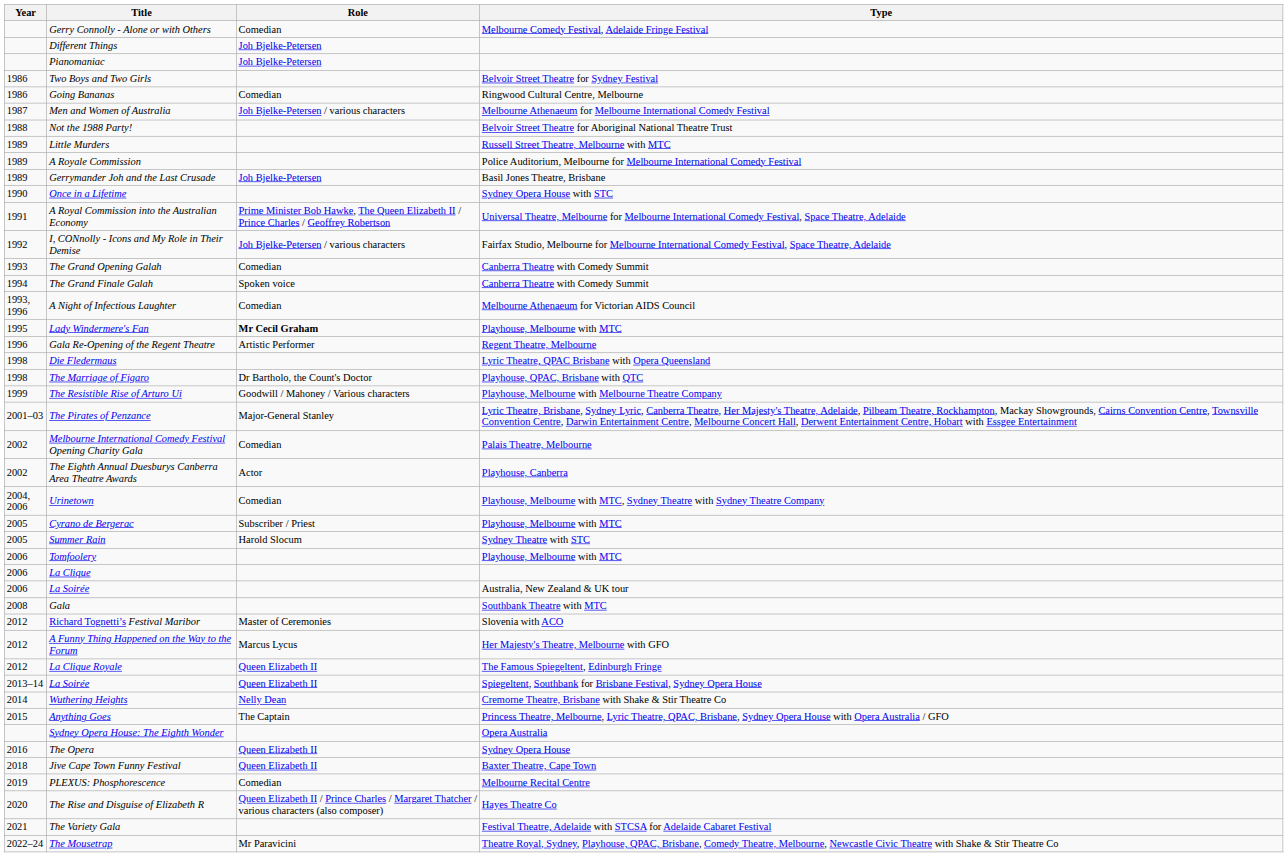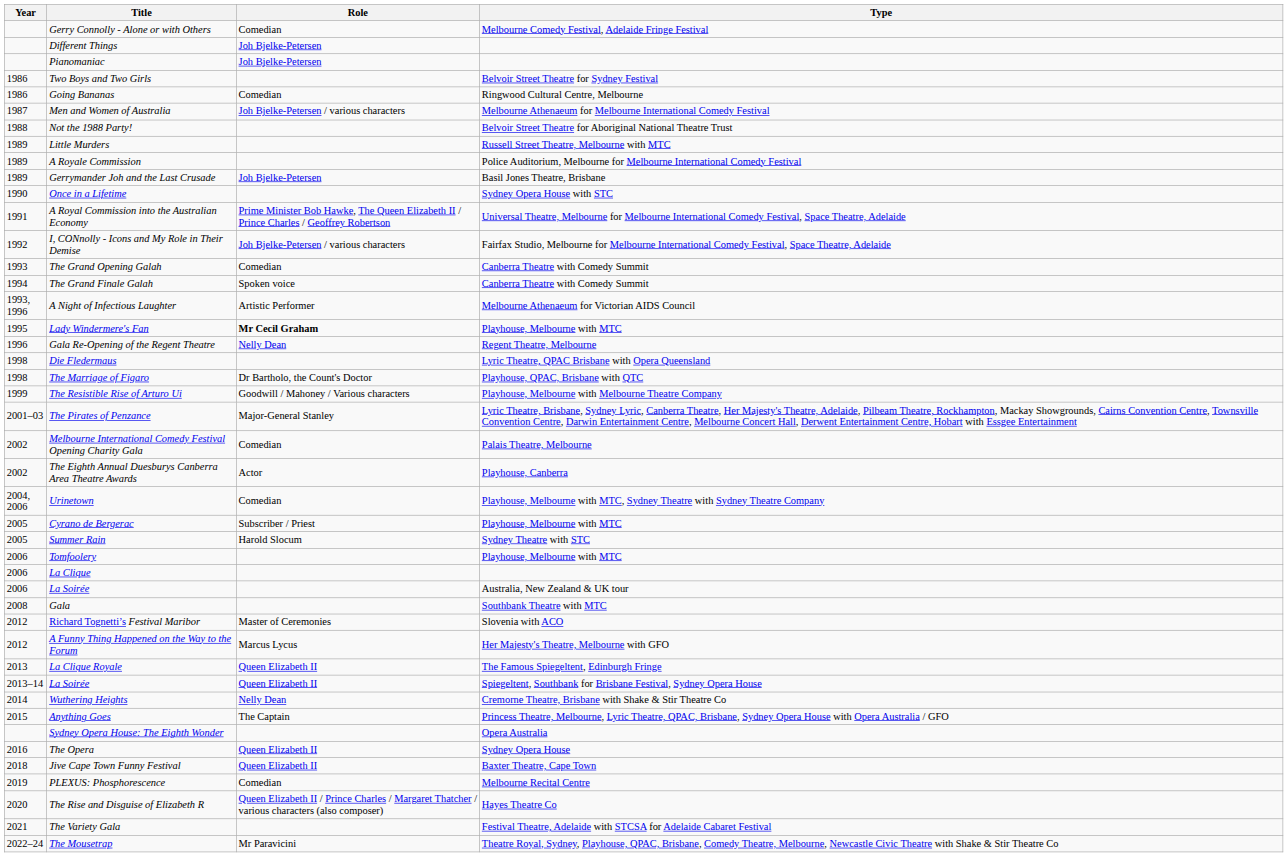(260, 305) Comedian -> (277, 305) Artistic Performer
(277, 344) Artistic Performer -> (262, 344) Nelly Dean
(17, 667) 2012 -> (17, 667) 2013
